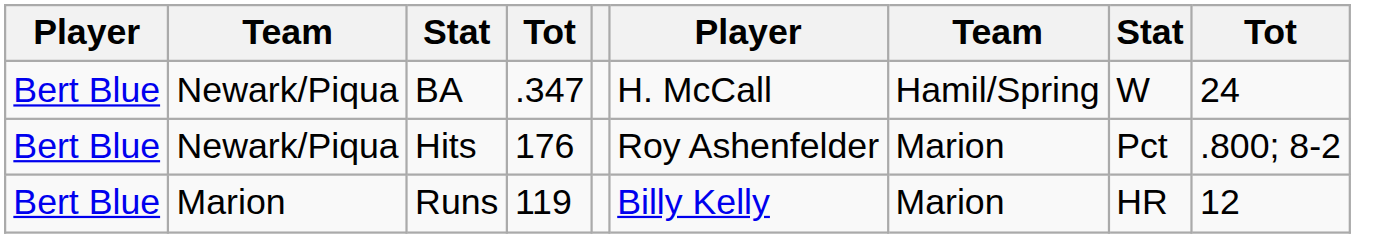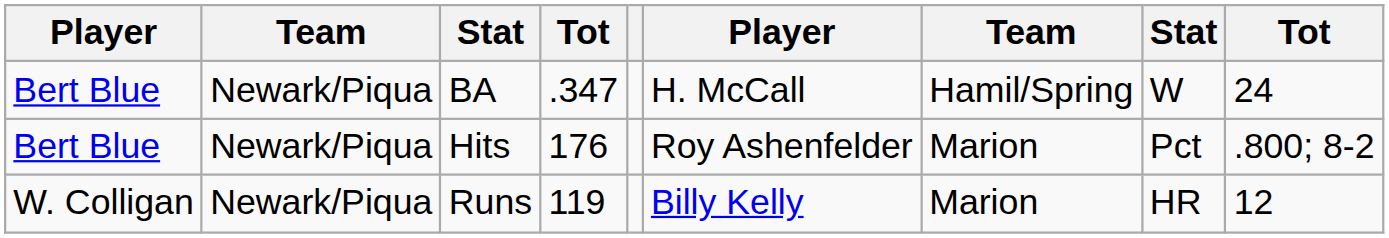(87, 202) Bert Blue -> (104, 202) W. Colligan
(231, 202) Marion -> (321, 202) Newark/Piqua
